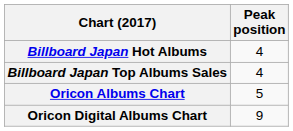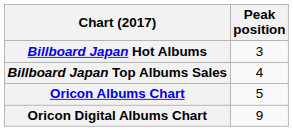(259, 51) 4 -> (259, 51) 3
